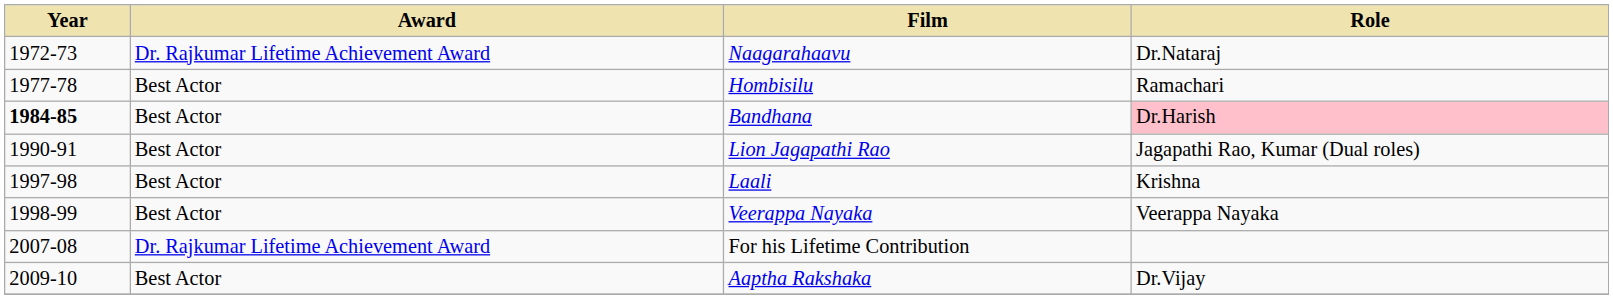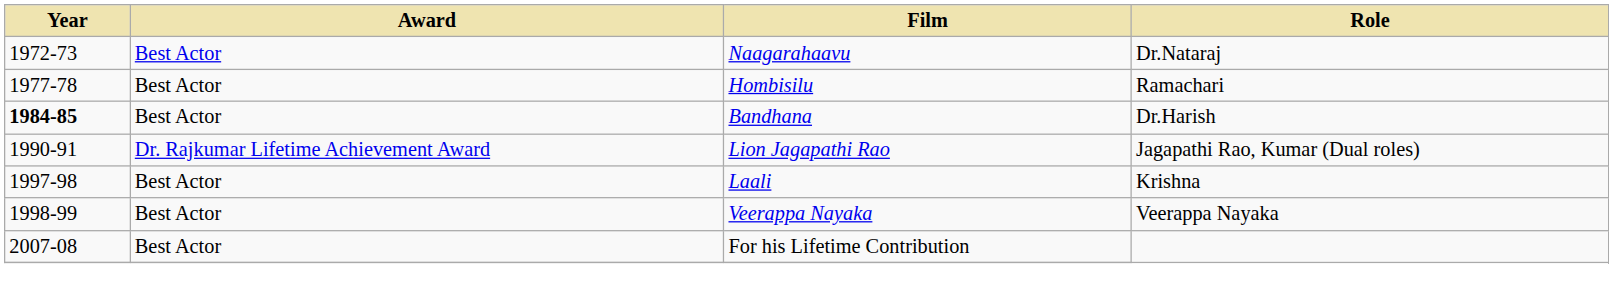(312, 52) Dr. Rajkumar Lifetime Achievement Award -> (178, 52) Best Actor
(1176, 117) pink background -> (1176, 117) no background
(178, 149) Best Actor -> (312, 149) Dr. Rajkumar Lifetime Achievement Award
(312, 246) Dr. Rajkumar Lifetime Achievement Award -> (178, 246) Best Actor
- row: (800, 278)
